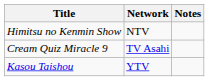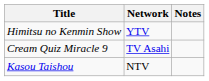(138, 31) NTV -> (138, 31) YTV
(138, 66) YTV -> (138, 66) NTV
